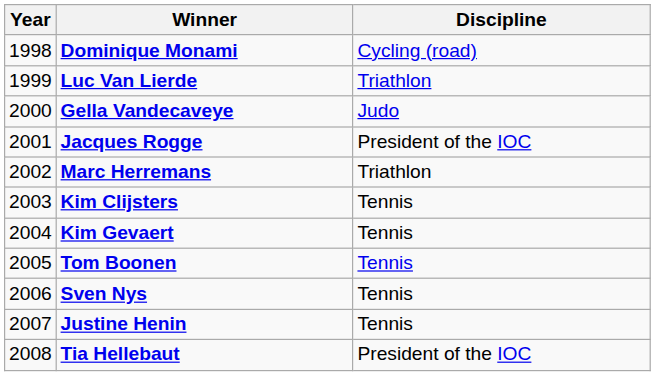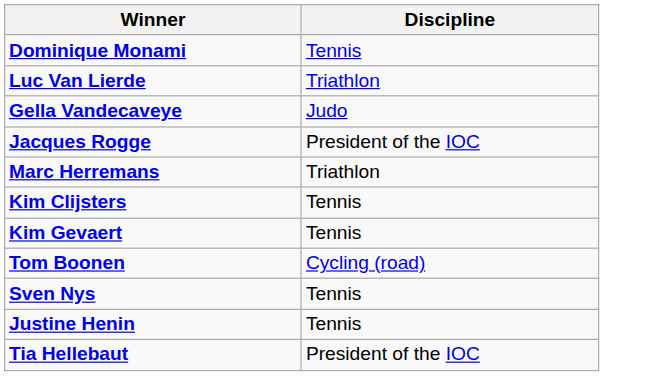- column: (30, 19)
(417, 50) Cycling (road) -> (334, 50) Tennis
(385, 263) Tennis -> (366, 263) Cycling (road)
